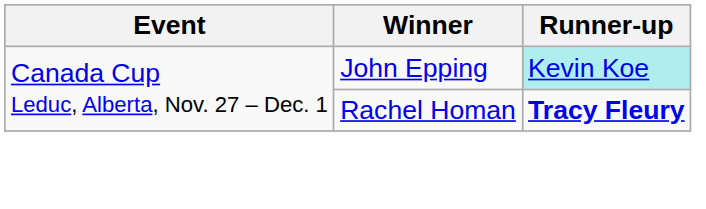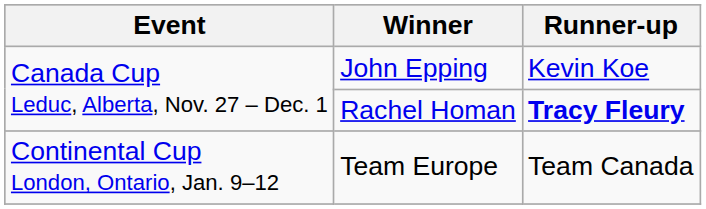(589, 67) paleturquoise background -> (589, 67) no background
+ row: (419, 166)
